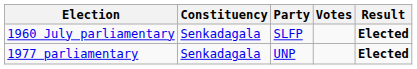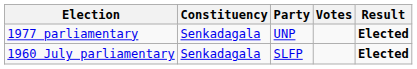rows swapped: (91, 34) <-> (73, 54)
